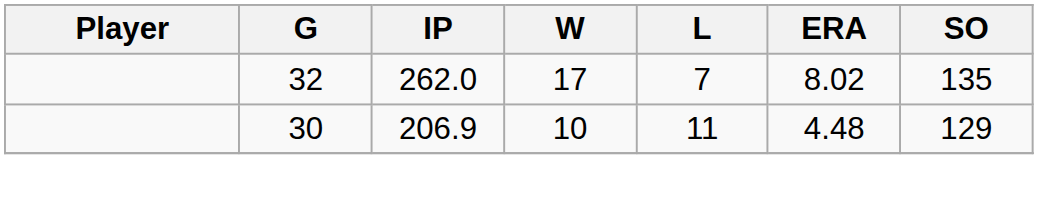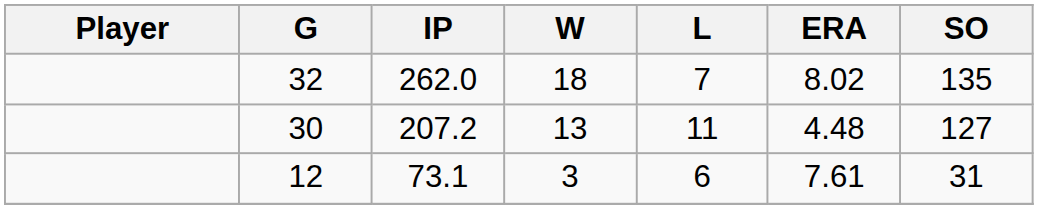(570, 78) 17 -> (570, 78) 18
(438, 128) 206.9 -> (438, 128) 207.2
(570, 128) 10 -> (570, 128) 13
(966, 128) 129 -> (966, 128) 127
+ row: (306, 177)
